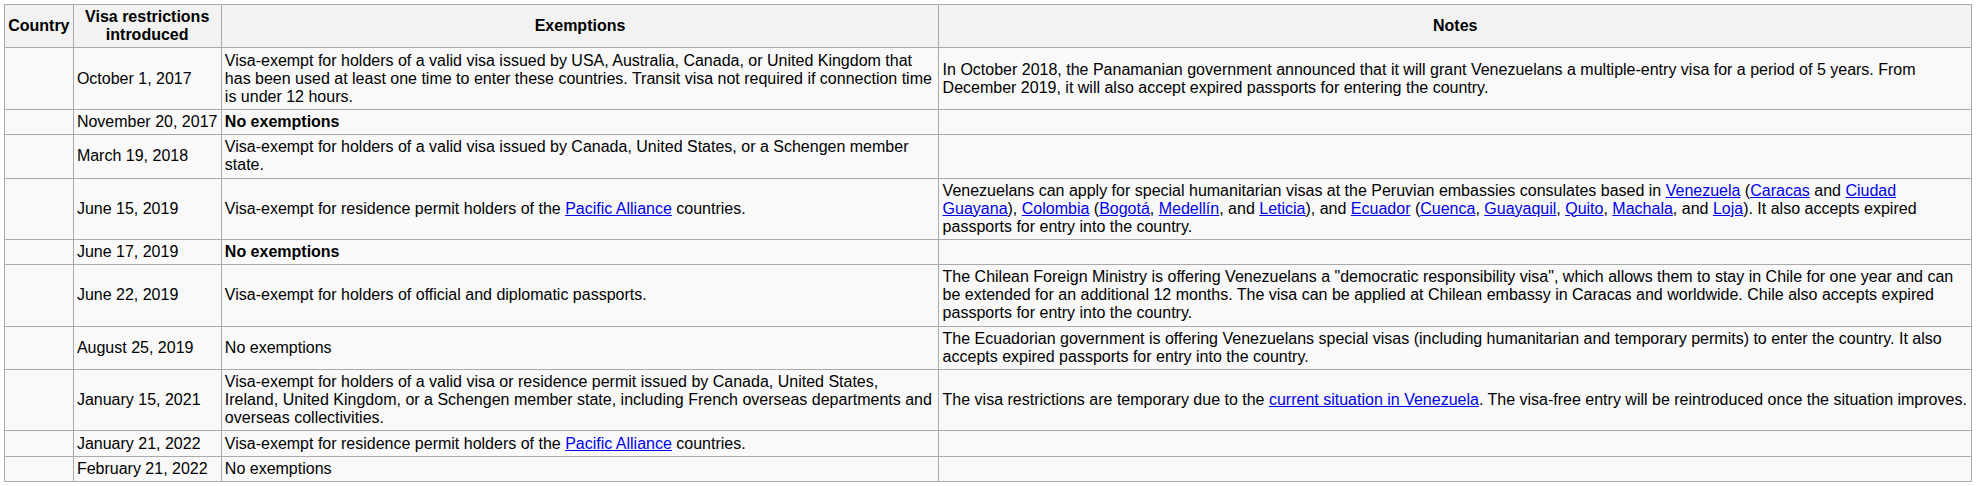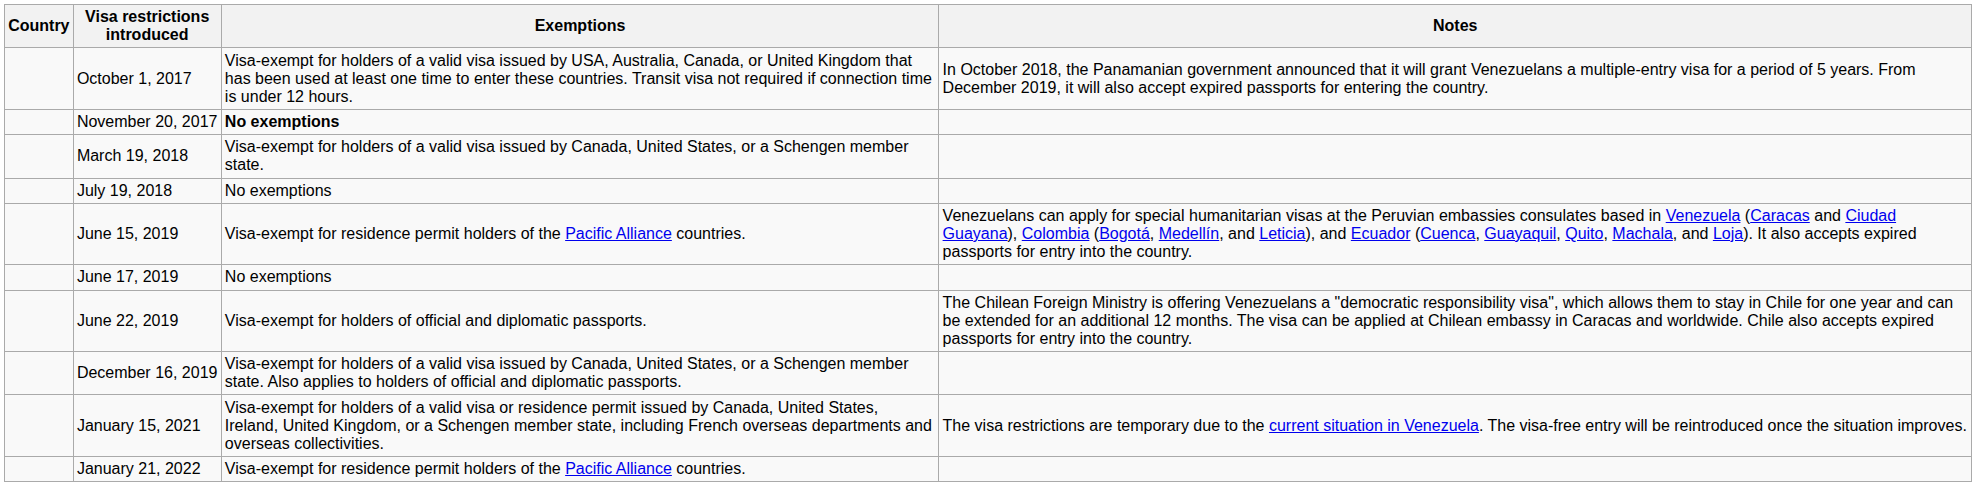+ row: (124, 190)
(282, 252) bold -> (278, 277) normal
- row: (135, 347)
+ row: (147, 373)
- row: (142, 468)
